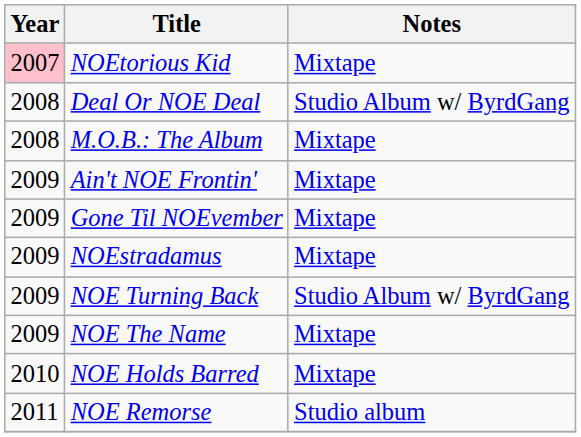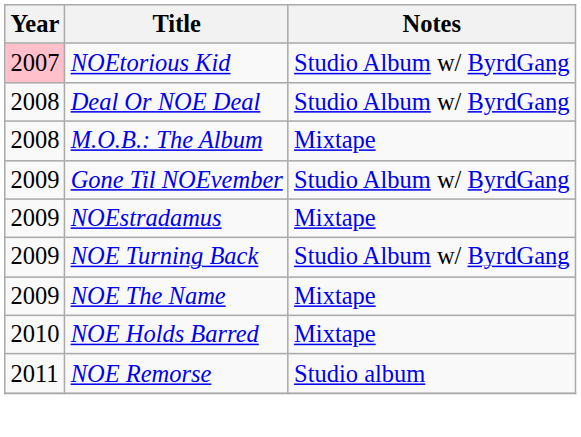(335, 62) Mixtape -> (432, 62) Studio Album w/ ByrdGang
- row: (164, 179)
(335, 218) Mixtape -> (432, 179) Studio Album w/ ByrdGang
